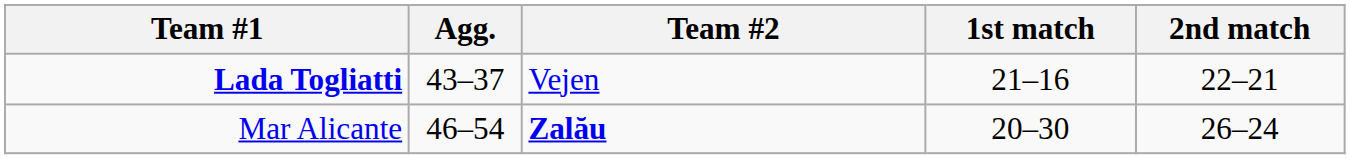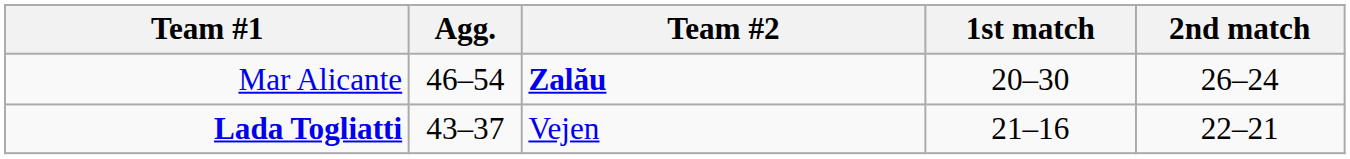rows swapped: (308, 78) <-> (320, 128)
